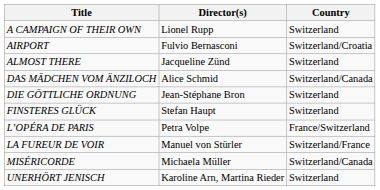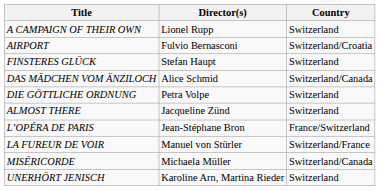rows swapped: (44, 62) <-> (51, 111)
(203, 95) Jean-Stéphane Bron -> (185, 95) Petra Volpe
(185, 128) Petra Volpe -> (203, 128) Jean-Stéphane Bron
